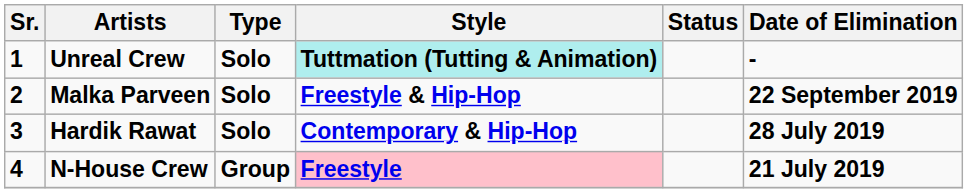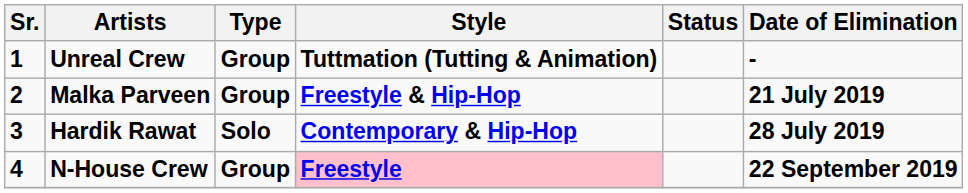(246, 59) Solo -> (255, 59) Group
(479, 59) paleturquoise background -> (479, 59) no background
(246, 95) Solo -> (255, 95) Group
(853, 95) 22 September 2019 -> (817, 95) 21 July 2019
(817, 168) 21 July 2019 -> (853, 168) 22 September 2019
